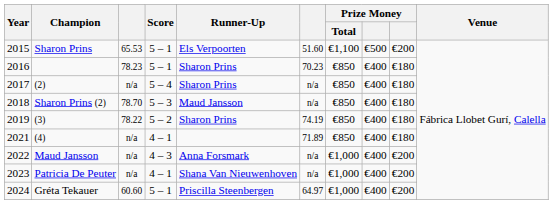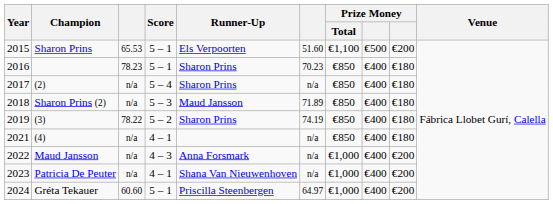(132, 102) 78.70 -> (132, 102) n/a
(313, 102) n/a -> (313, 102) 71.89
(313, 138) 71.89 -> (313, 138) n/a
